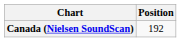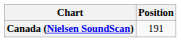(156, 28) 192 -> (156, 28) 191
